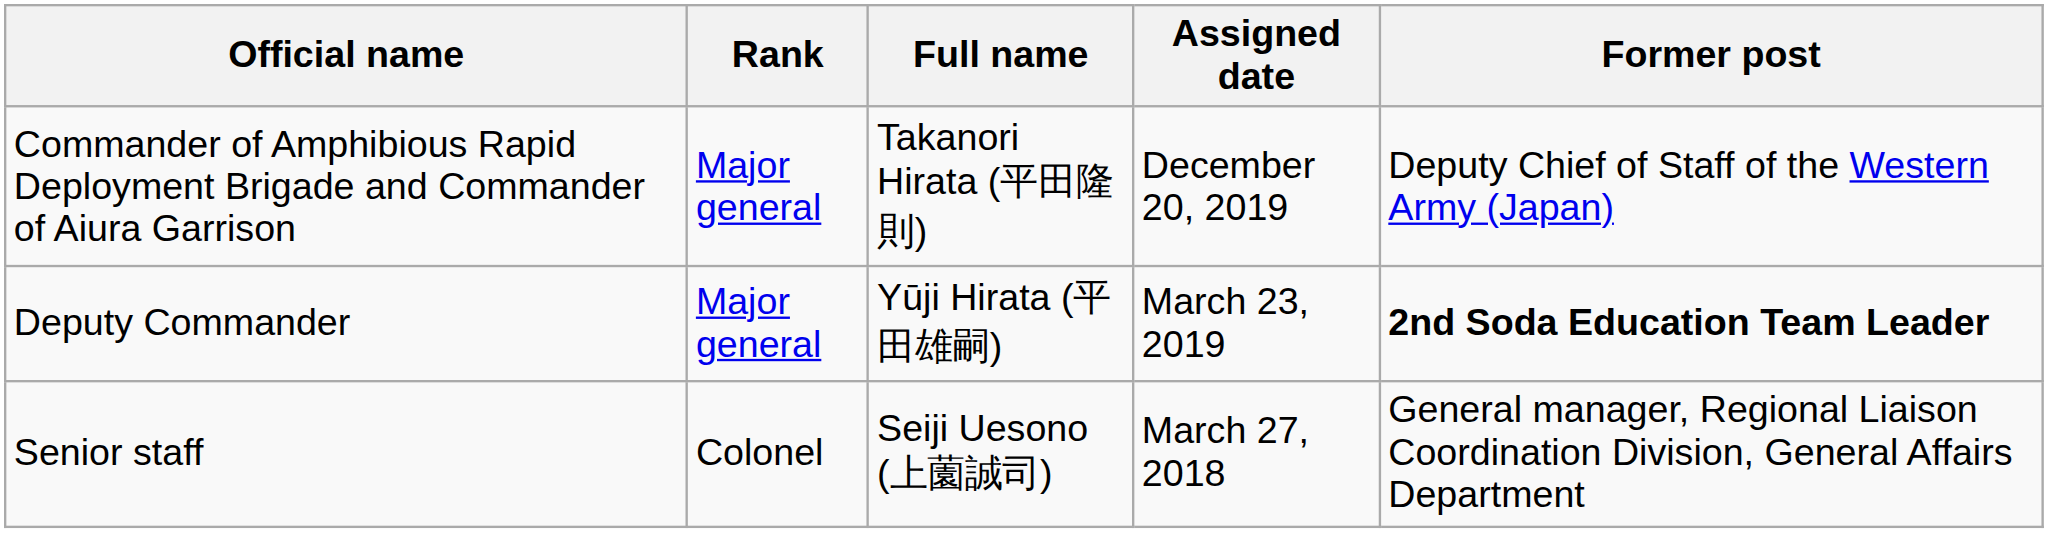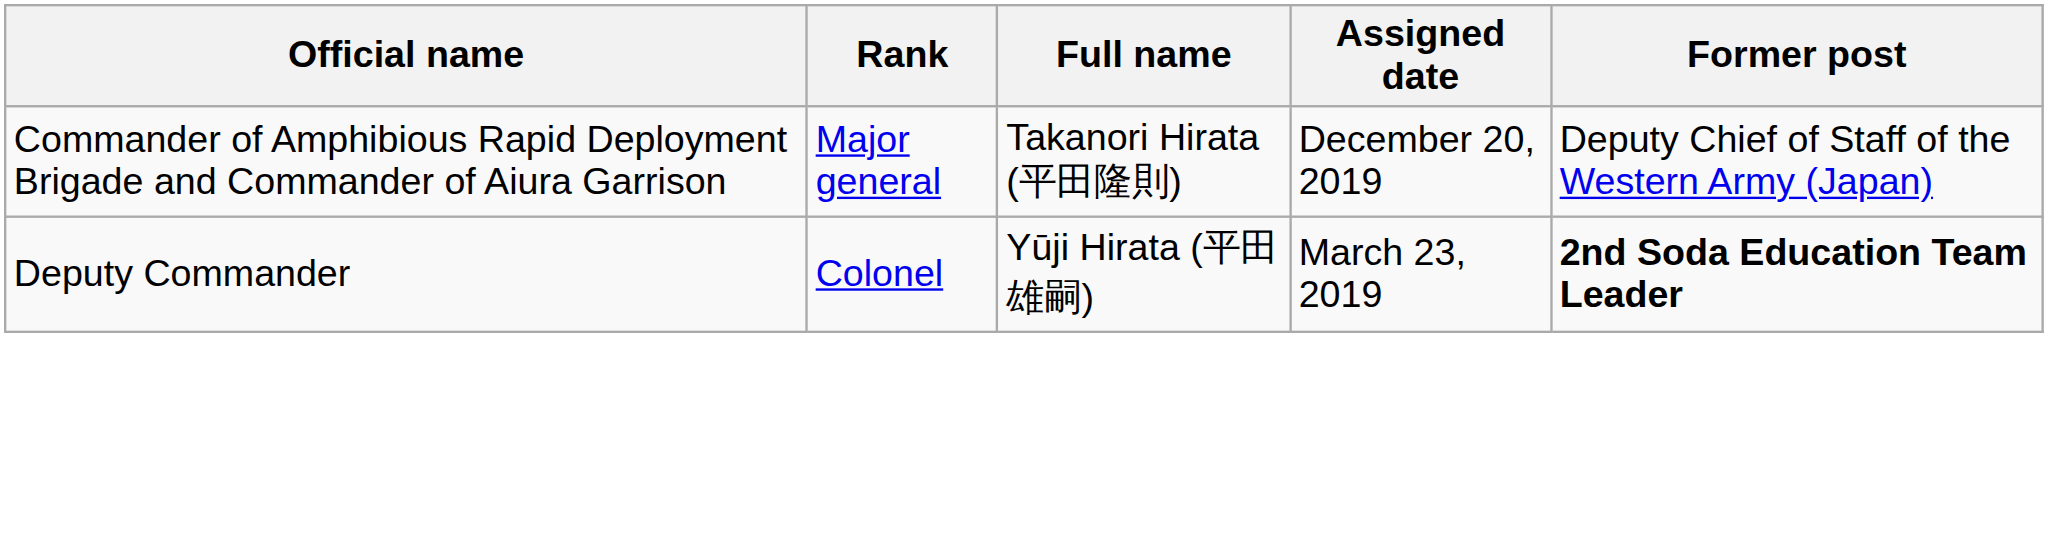(759, 322) Major general -> (879, 273) Colonel
- row: (109, 452)
